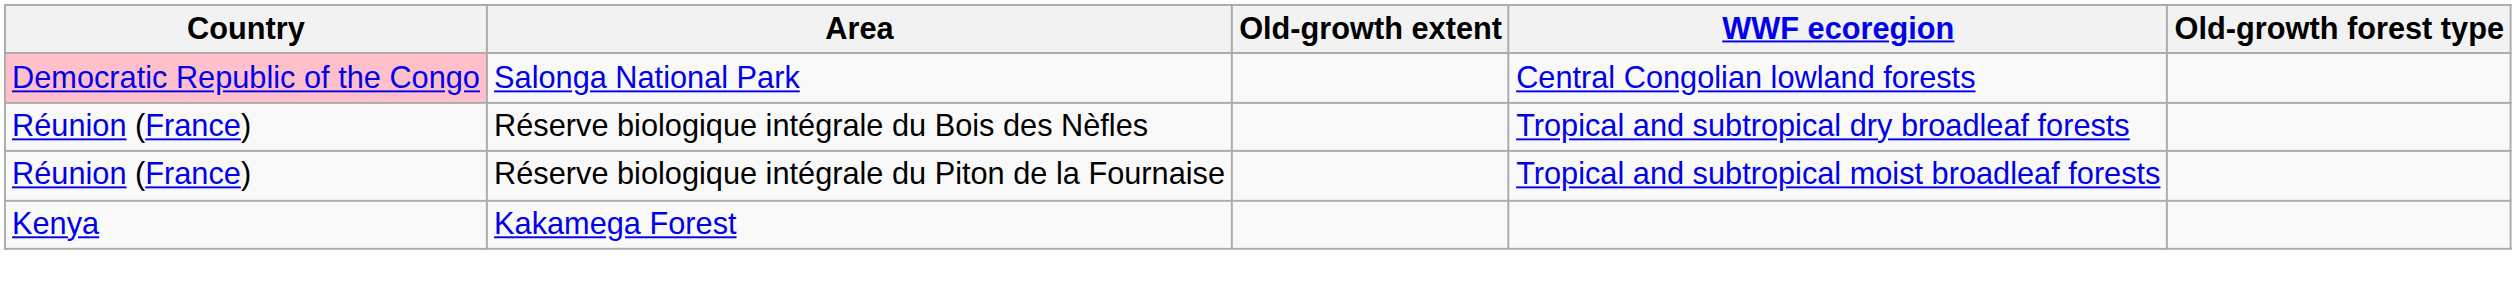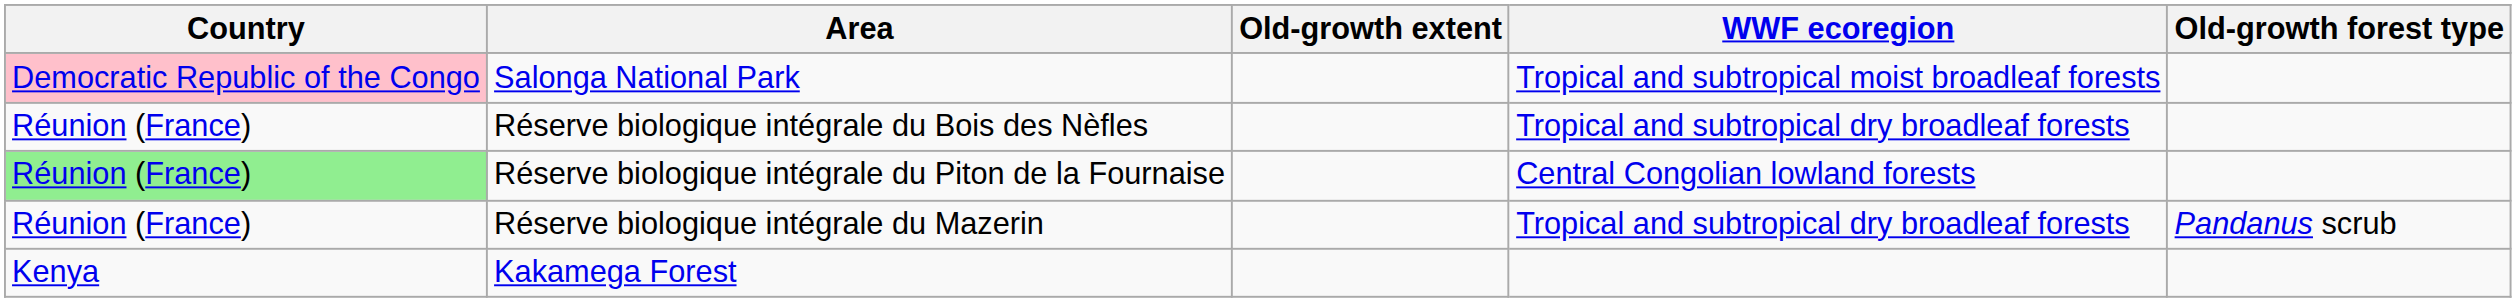(1746, 77) Central Congolian lowland forests -> (1838, 77) Tropical and subtropical moist broadleaf forests
(132, 175) no background -> (132, 175) lightgreen background
(1838, 175) Tropical and subtropical moist broadleaf forests -> (1746, 175) Central Congolian lowland forests
+ row: (769, 223)
